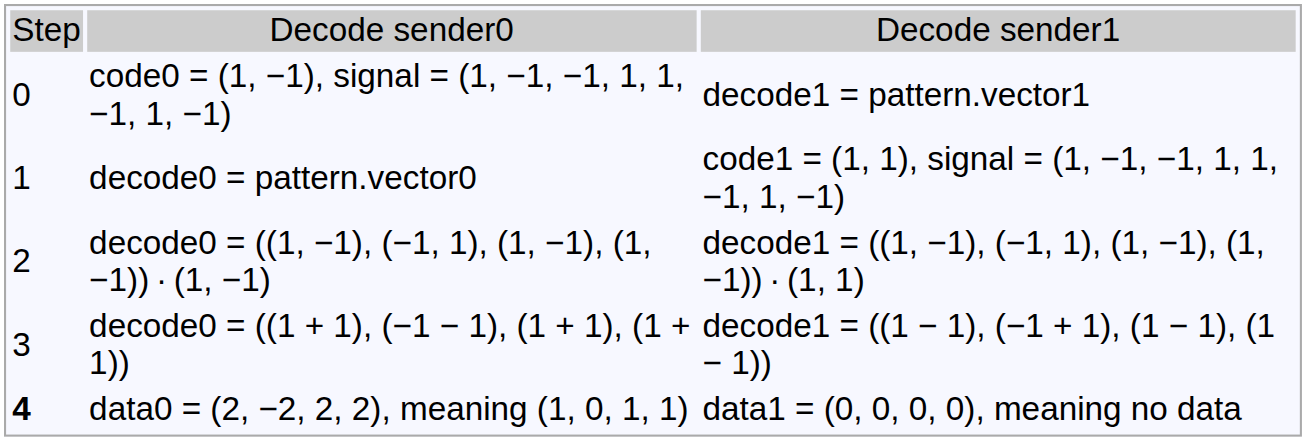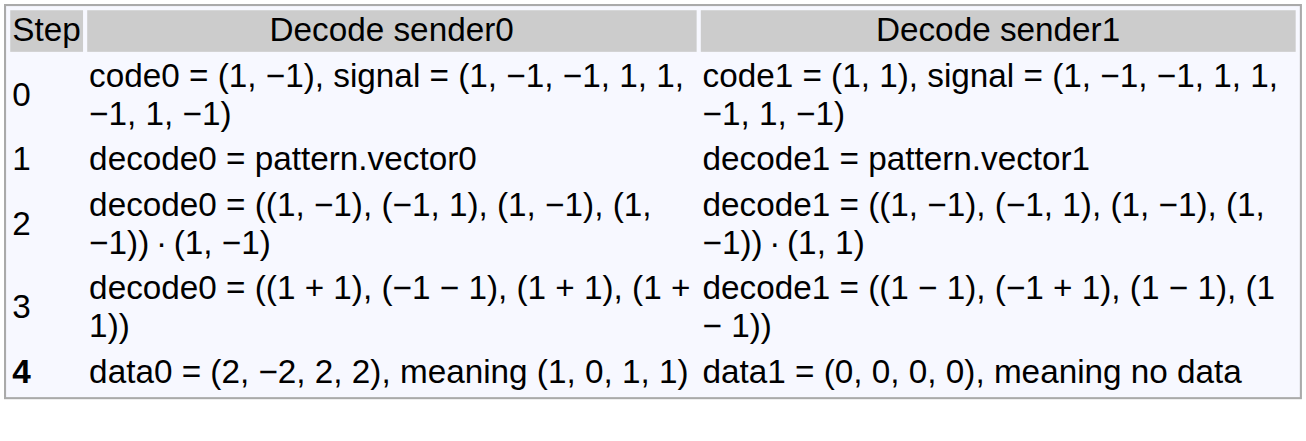(896, 94) decode1 = pattern.vector1 -> (990, 94) code1 = (1, 1), signal = (1, −1, −1, 1, 1, −1, 1, −1)
(990, 178) code1 = (1, 1), signal = (1, −1, −1, 1, 1, −1, 1, −1) -> (896, 159) decode1 = pattern.vector1
